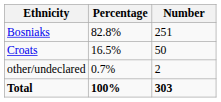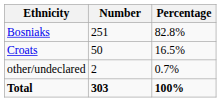columns swapped: (184, 13) <-> (120, 13)
